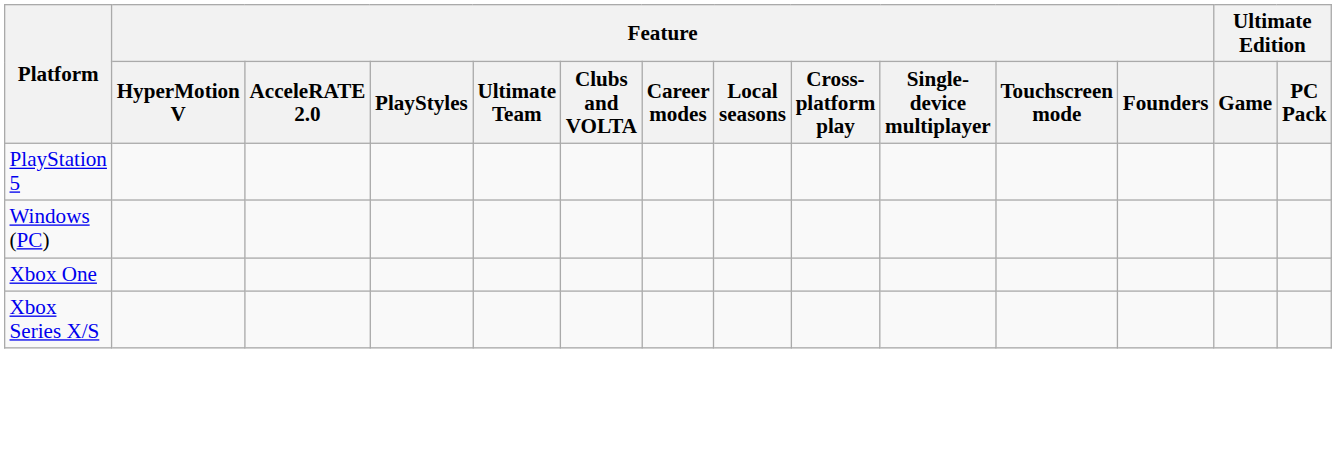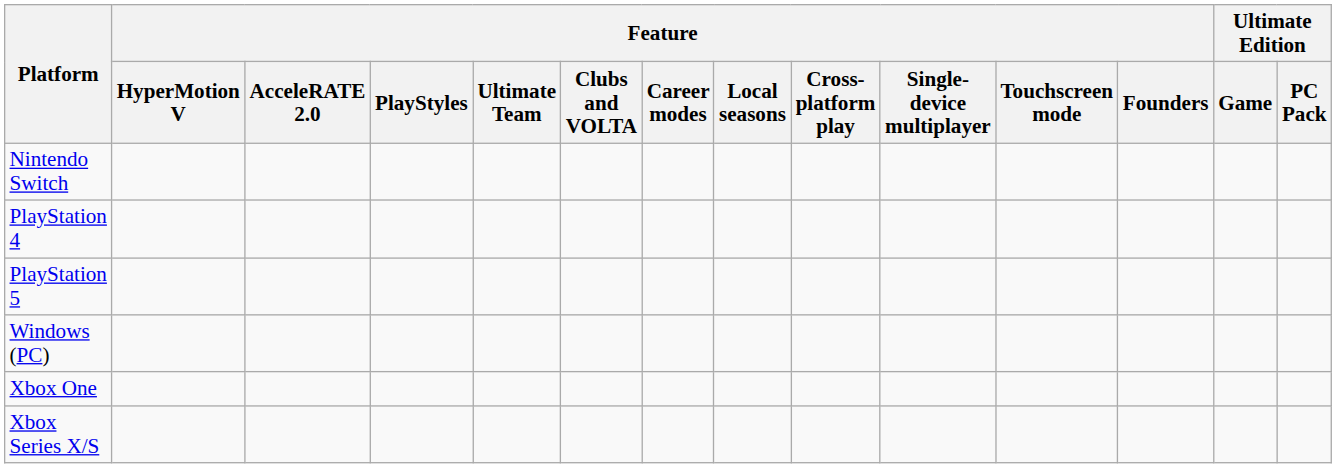+ row: (49, 171)
+ row: (58, 228)
